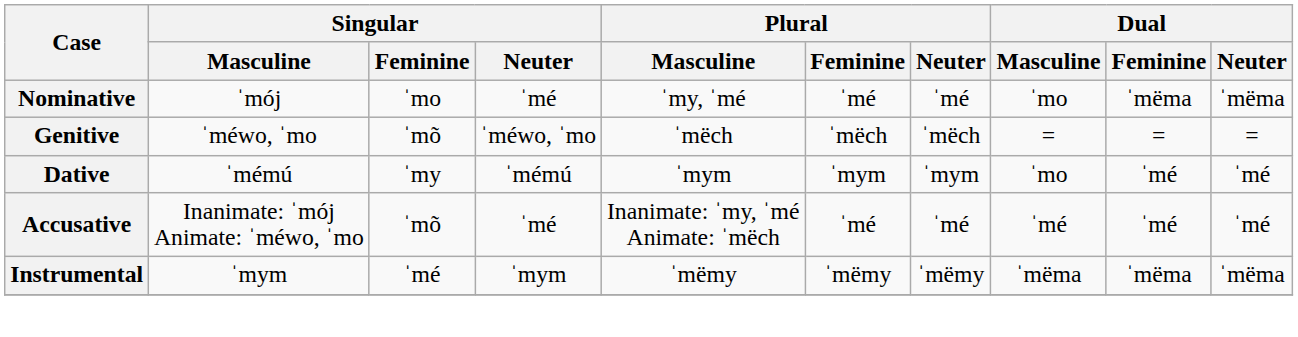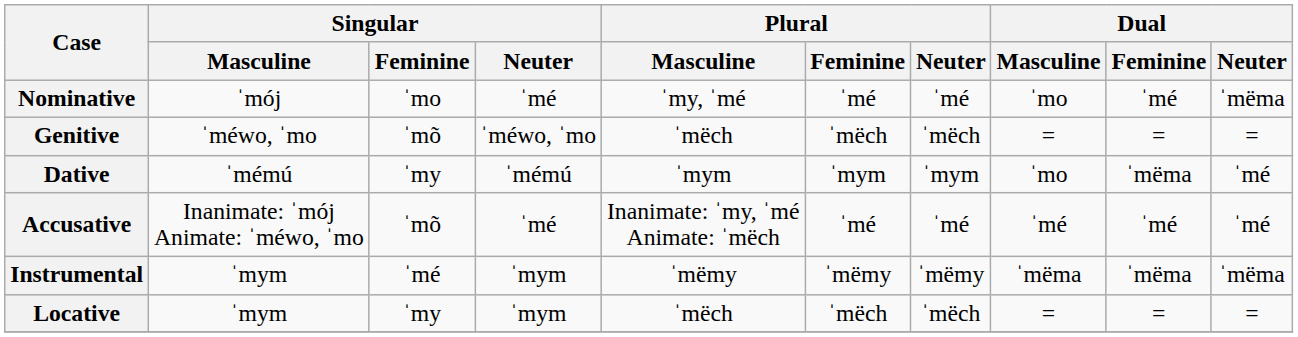(1159, 98) ˈmëma -> (1159, 98) ˈmé
(1159, 173) ˈmé -> (1159, 173) ˈmëma
+ row: (77, 312)
